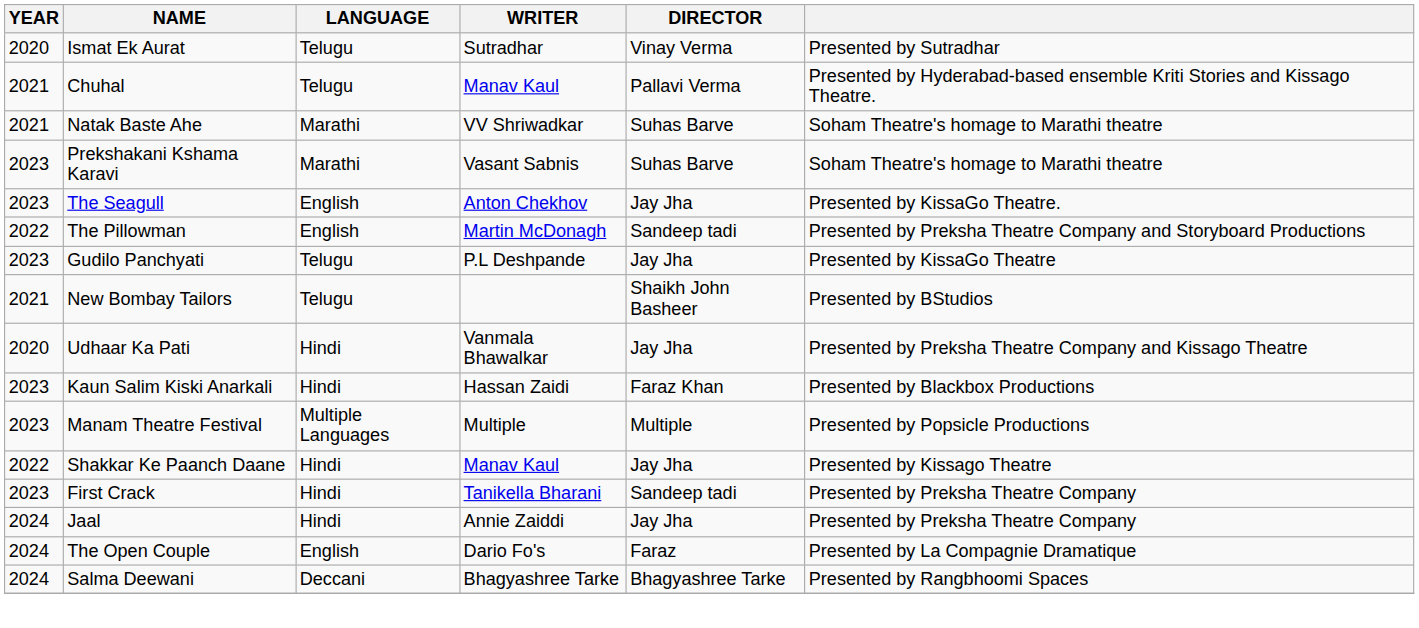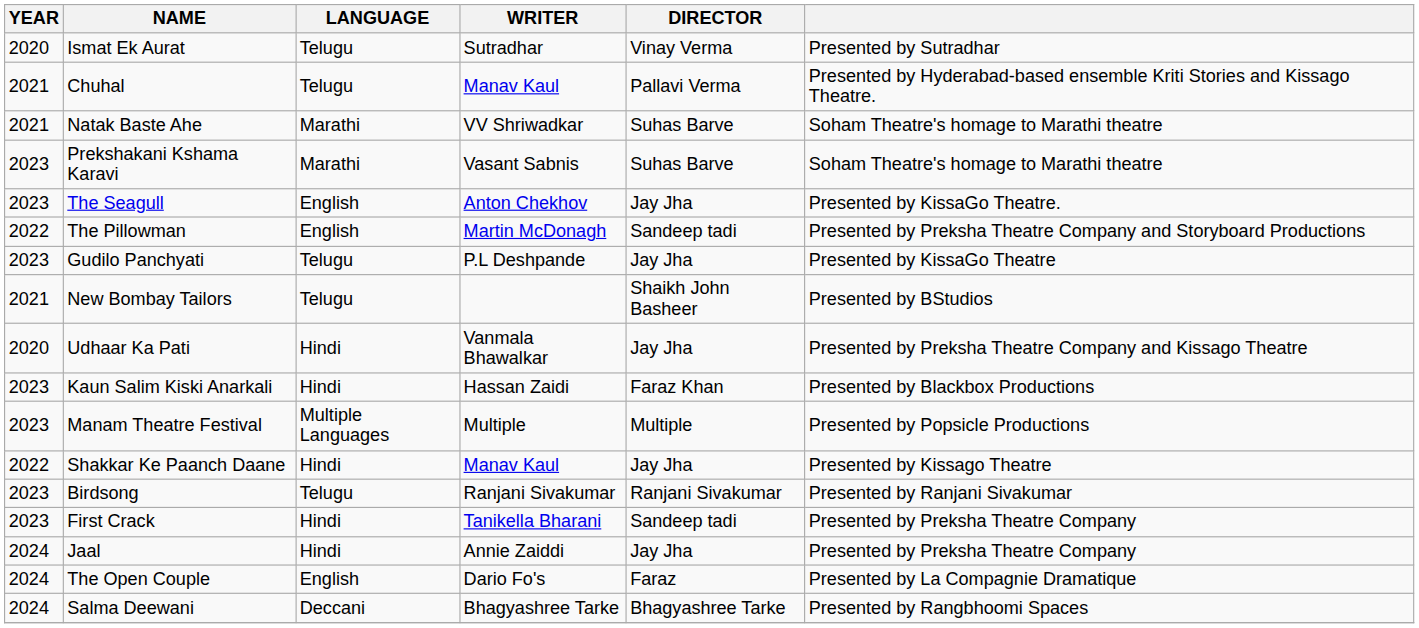+ row: (103, 493)
